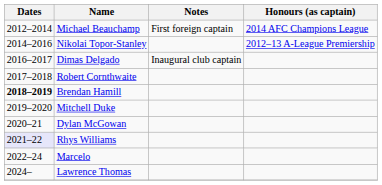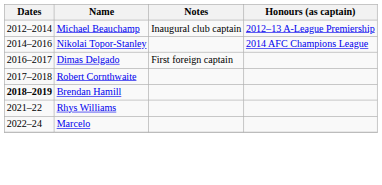(192, 28) First foreign captain -> (196, 28) Inaugural club captain
(307, 28) 2014 AFC Champions League -> (310, 28) 2012–13 A-League Premiership
(310, 44) 2012–13 A-League Premiership -> (307, 44) 2014 AFC Champions League
(196, 60) Inaugural club captain -> (192, 60) First foreign captain
- row: (86, 108)
- row: (91, 124)
(24, 140) lavender background -> (24, 108) no background
- row: (94, 172)
